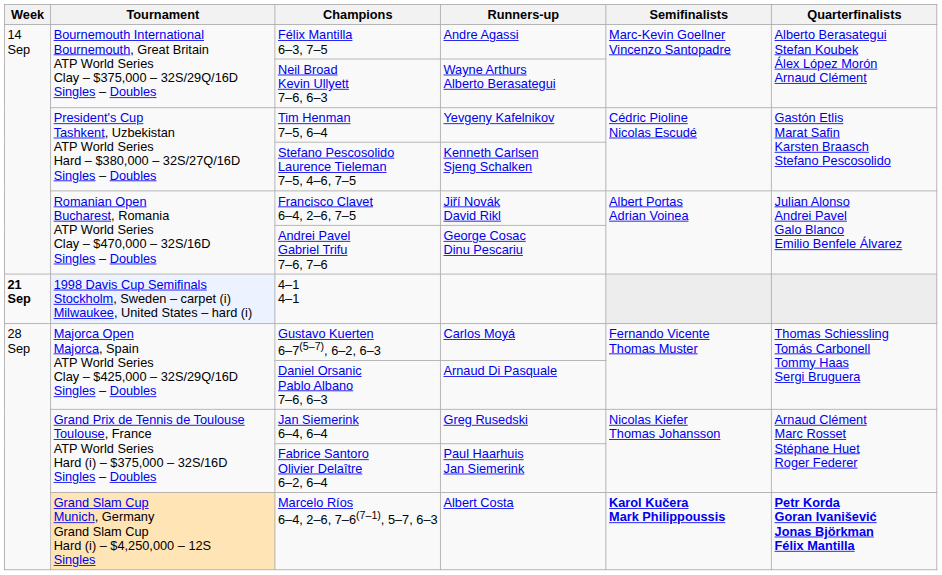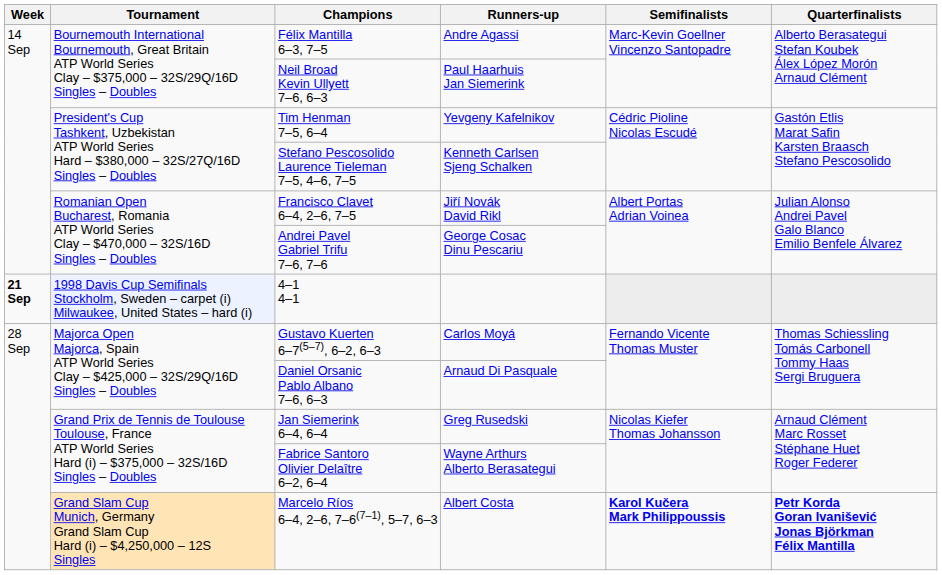(500, 77) Wayne Arthurs Alberto Berasategui -> (484, 77) Paul Haarhuis Jan Siemerink
(484, 461) Paul Haarhuis Jan Siemerink -> (500, 461) Wayne Arthurs Alberto Berasategui
